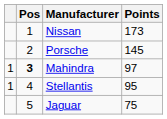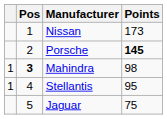(134, 50) normal -> (134, 50) bold
(131, 68) 97 -> (131, 68) 98
